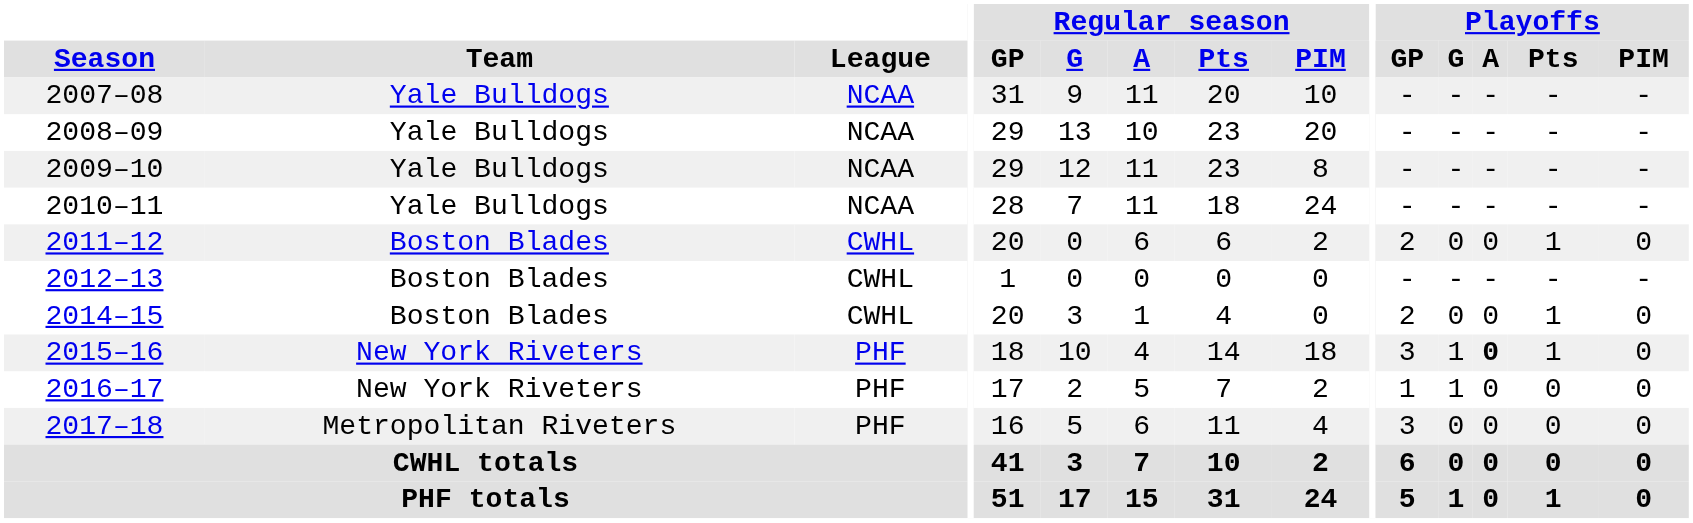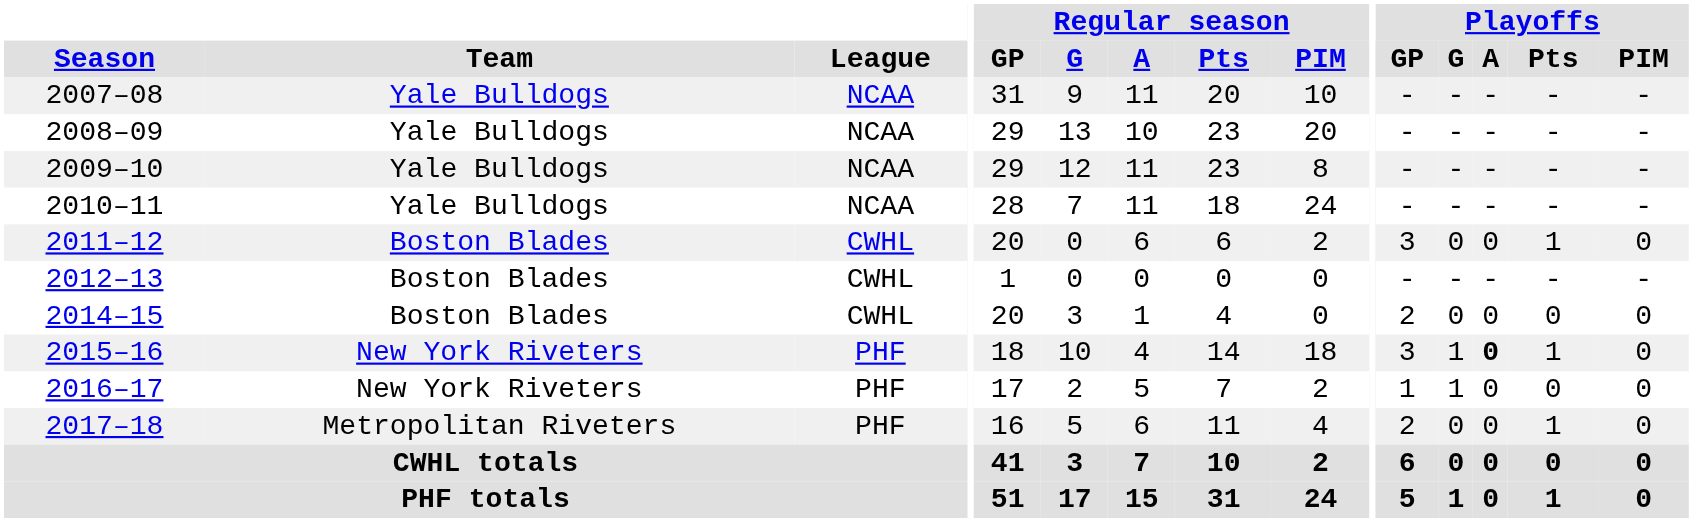(1407, 243) 2 -> (1407, 243) 3
(1553, 316) 1 -> (1553, 316) 0
(1407, 426) 3 -> (1407, 426) 2
(1553, 426) 0 -> (1553, 426) 1
